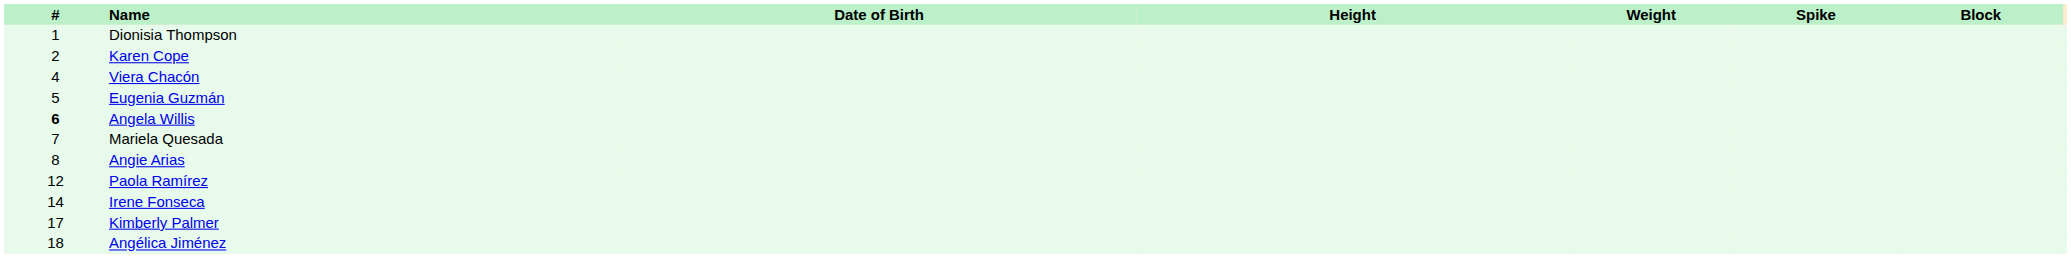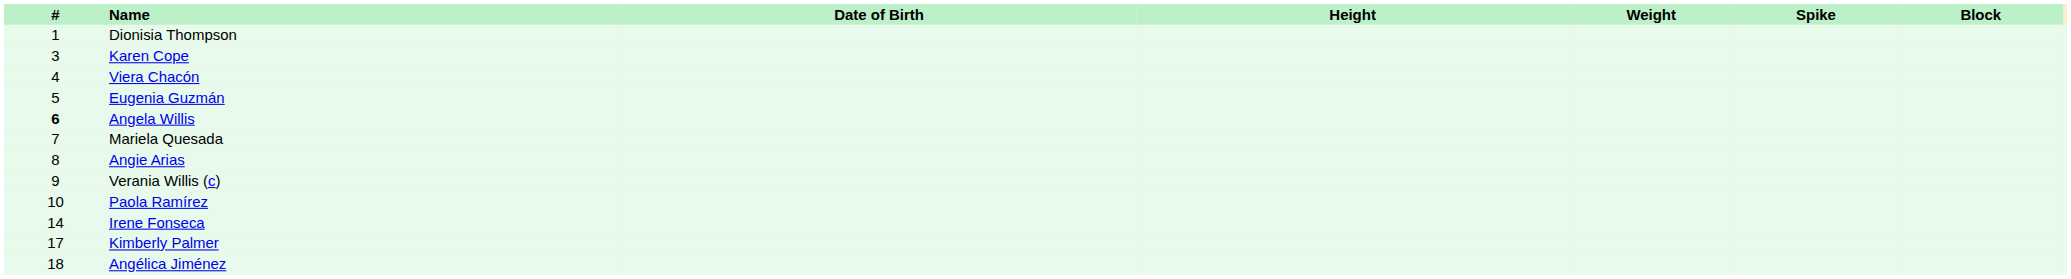(55, 56) 2 -> (55, 56) 3
+ row: (165, 181)
(55, 181) 12 -> (55, 202) 10
